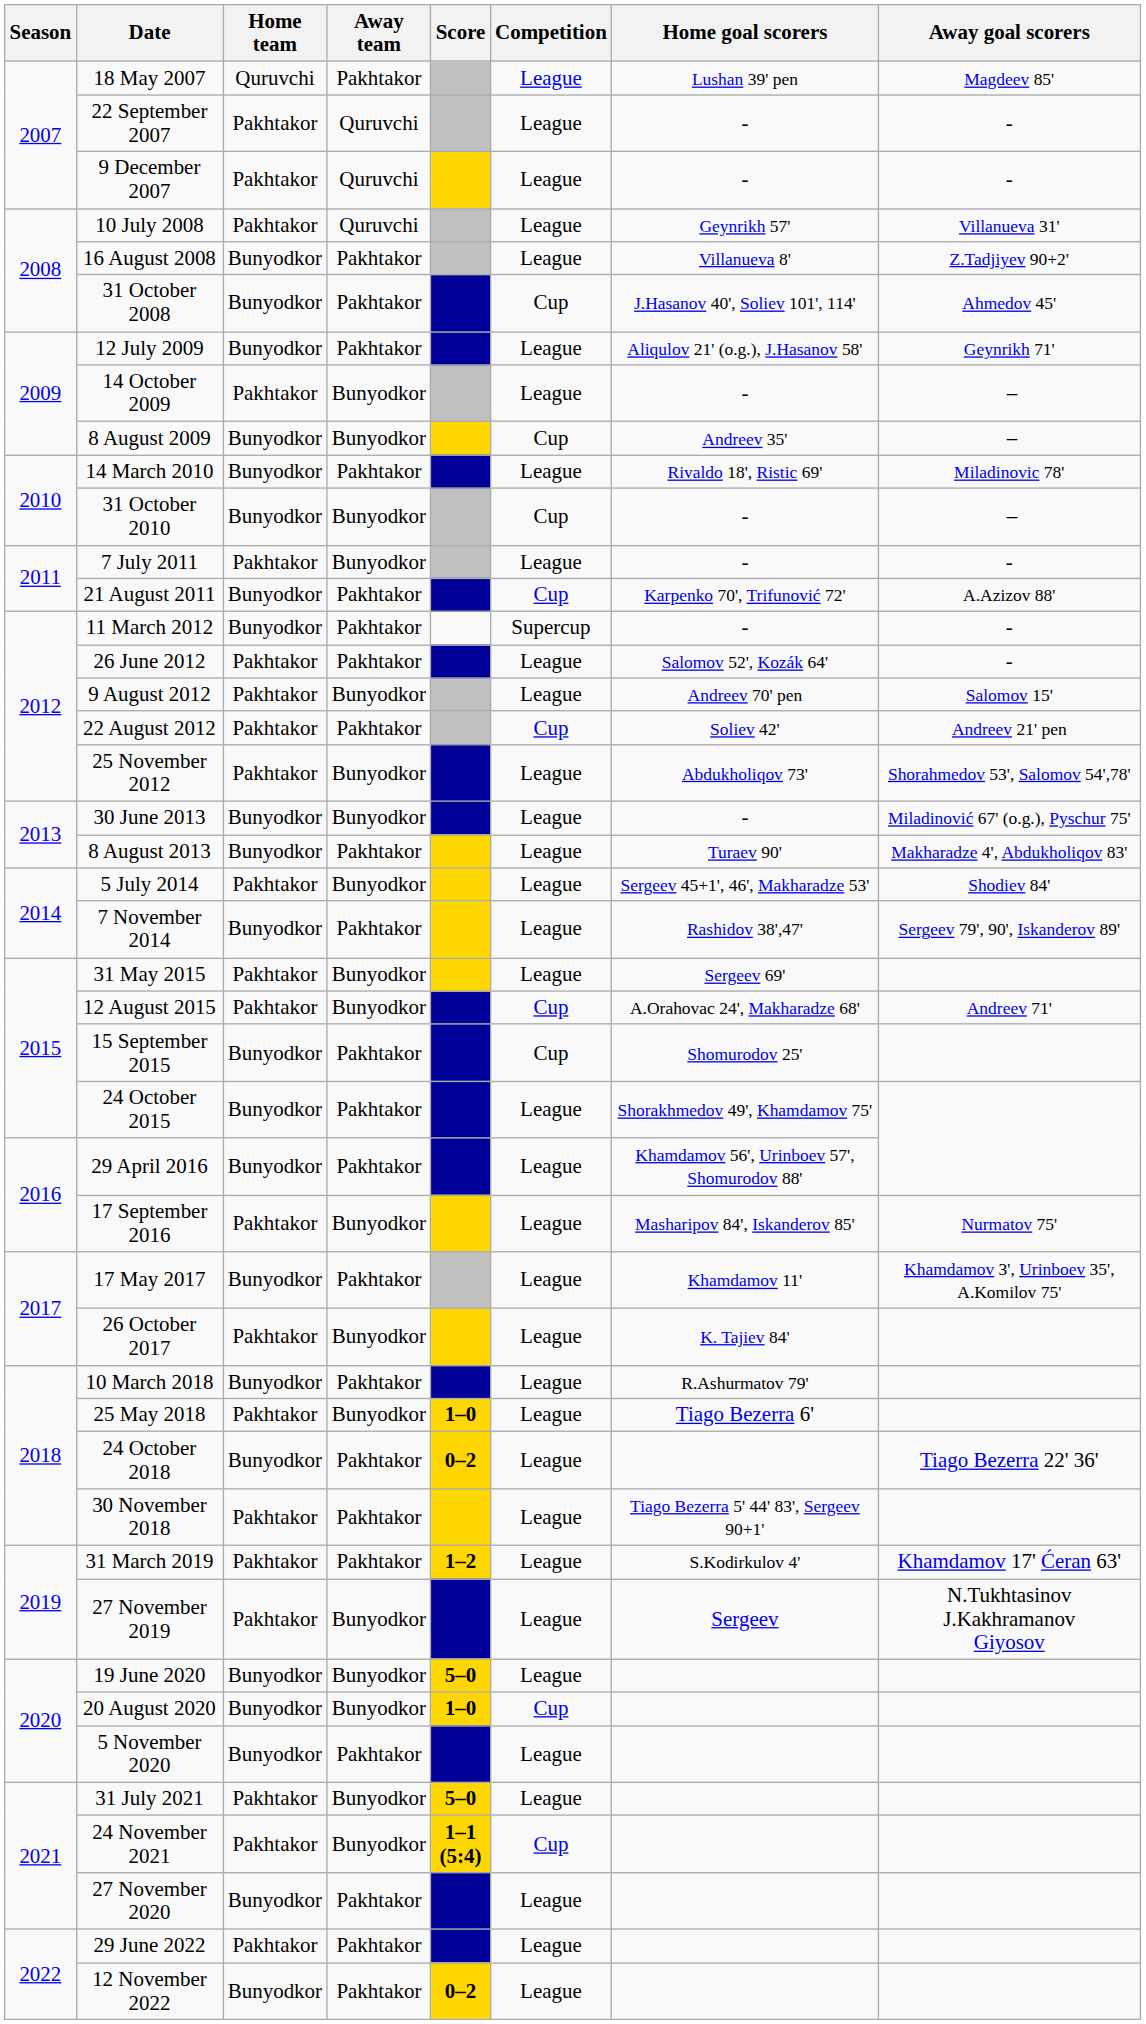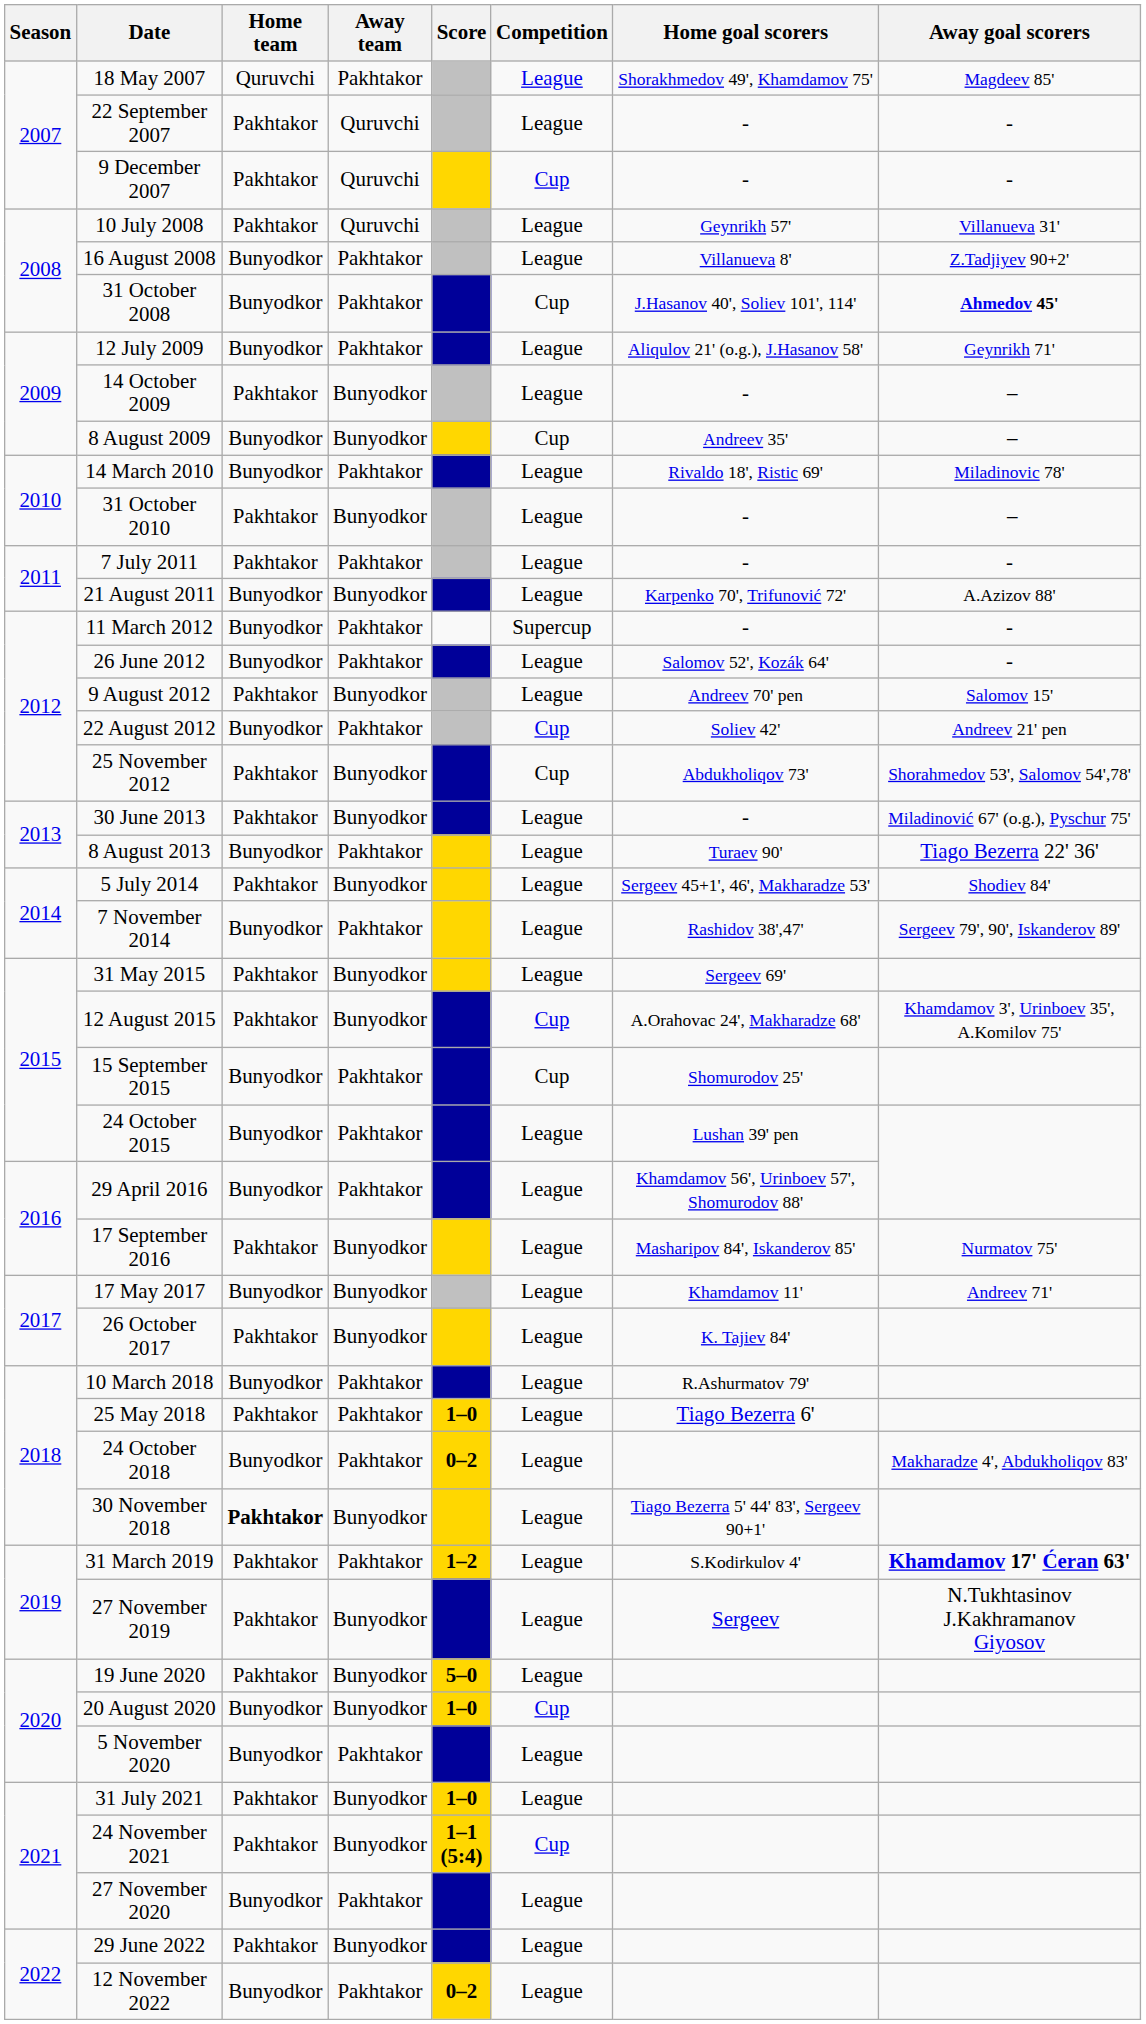(745, 79) Lushan 39' pen -> (746, 79) Shorakhmedov 49', Khamdamov 75'
(551, 179) League -> (552, 179) Cup
(1009, 304) normal -> (1009, 303) bold
(275, 516) Bunyodkor -> (275, 516) Pakhtakor
(551, 516) Cup -> (552, 516) League
(379, 561) Bunyodkor -> (380, 561) Pakhtakor
(379, 594) Pakhtakor -> (380, 594) Bunyodkor
(551, 594) Cup -> (552, 594) League
(275, 661) Pakhtakor -> (275, 661) Bunyodkor
(275, 727) Pakhtakor -> (275, 727) Bunyodkor
(551, 772) League -> (552, 772) Cup
(275, 817) Bunyodkor -> (275, 817) Pakhtakor
(1009, 852) Makharadze 4', Abdukholiqov 83' -> (1009, 851) Tiago Bezerra 22' 36'
(1009, 1008) Andreev 71' -> (1009, 1020) Khamdamov 3', Urinboev 35', A.Komilov 75'
(745, 1110) Shorakhmedov 49', Khamdamov 75' -> (746, 1134) Lushan 39' pen
(379, 1279) Pakhtakor -> (380, 1291) Bunyodkor
(1009, 1281) Khamdamov 3', Urinboev 35', A.Komilov 75' -> (1009, 1292) Andreev 71'
(379, 1414) Bunyodkor -> (380, 1414) Pakhtakor
(1009, 1459) Tiago Bezerra 22' 36' -> (1010, 1461) Makharadze 4', Abdukholiqov 83'
(275, 1516) normal -> (275, 1516) bold
(379, 1516) Pakhtakor -> (380, 1516) Bunyodkor
(1009, 1561) normal -> (1010, 1561) bold
(275, 1675) Bunyodkor -> (275, 1675) Pakhtakor
(461, 1798) 5–0 -> (462, 1798) 1–0
(379, 1945) Pakhtakor -> (380, 1945) Bunyodkor
